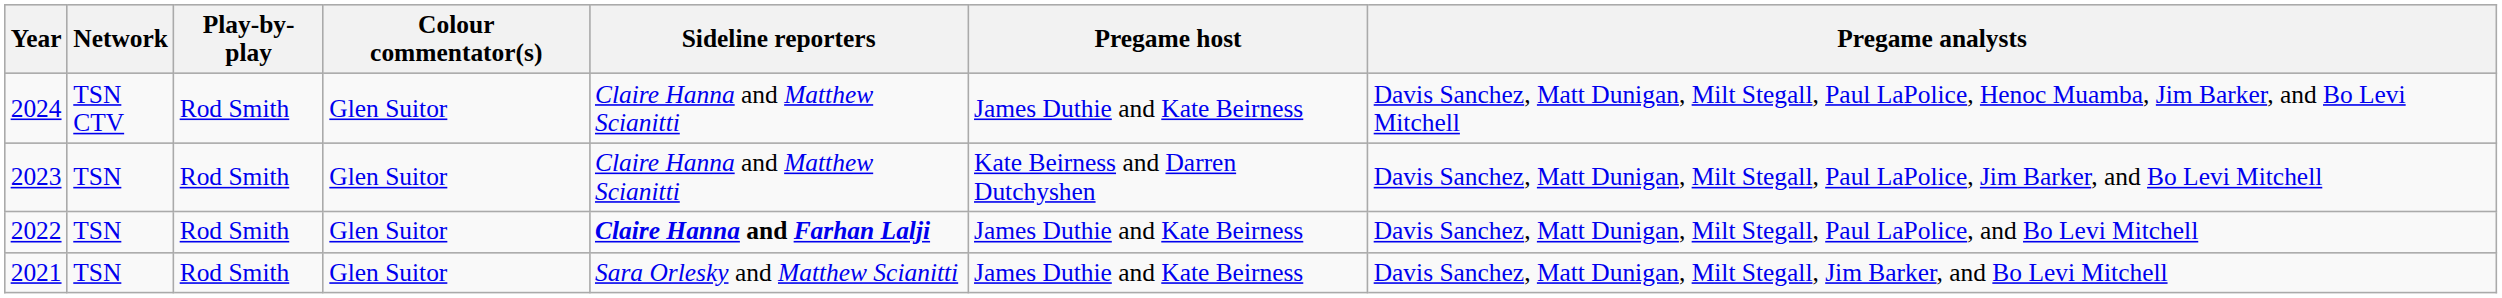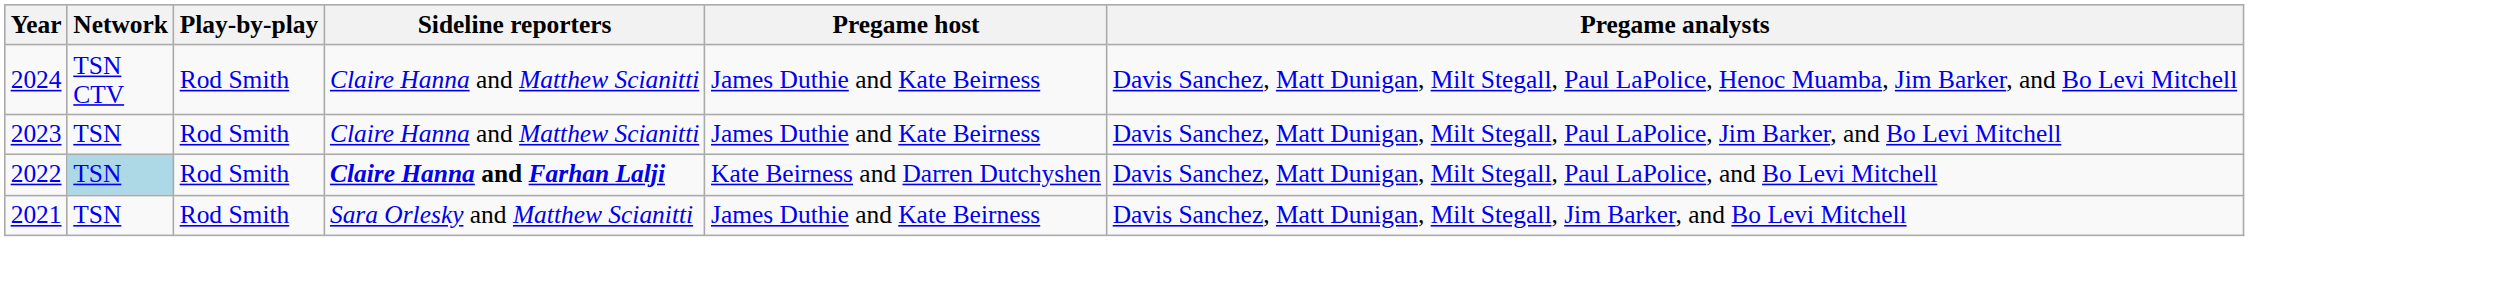- column: (456, 38)
(1105, 176) Kate Beirness and Darren Dutchyshen -> (876, 133) James Duthie and Kate Beirness
(97, 231) no background -> (97, 174) lightblue background
(1139, 231) James Duthie and Kate Beirness -> (906, 174) Kate Beirness and Darren Dutchyshen
